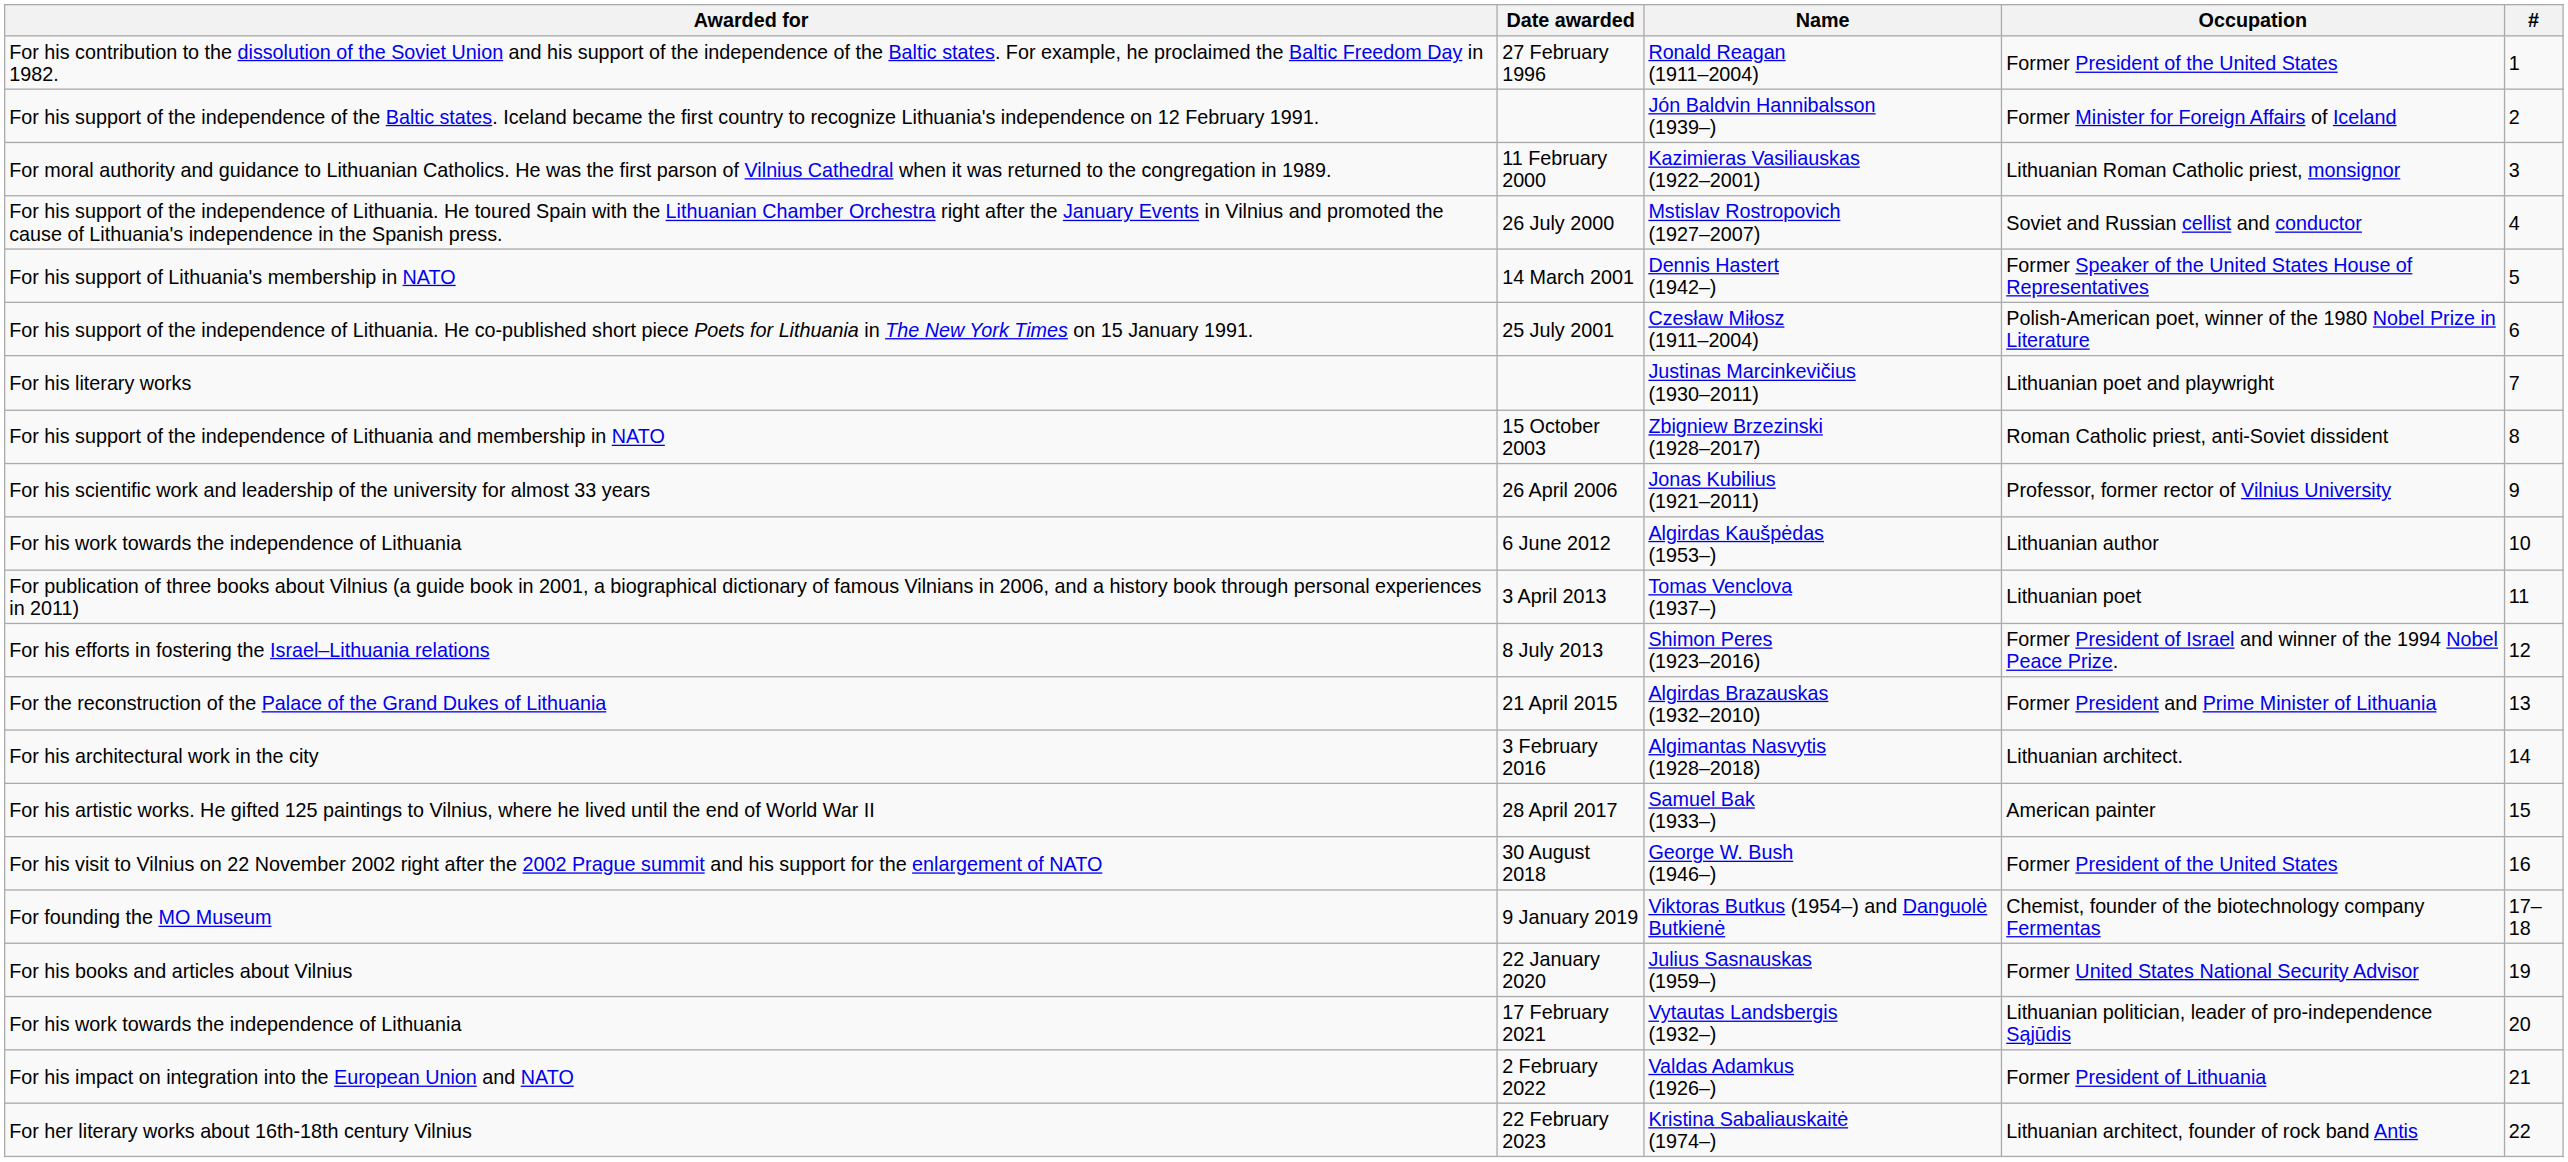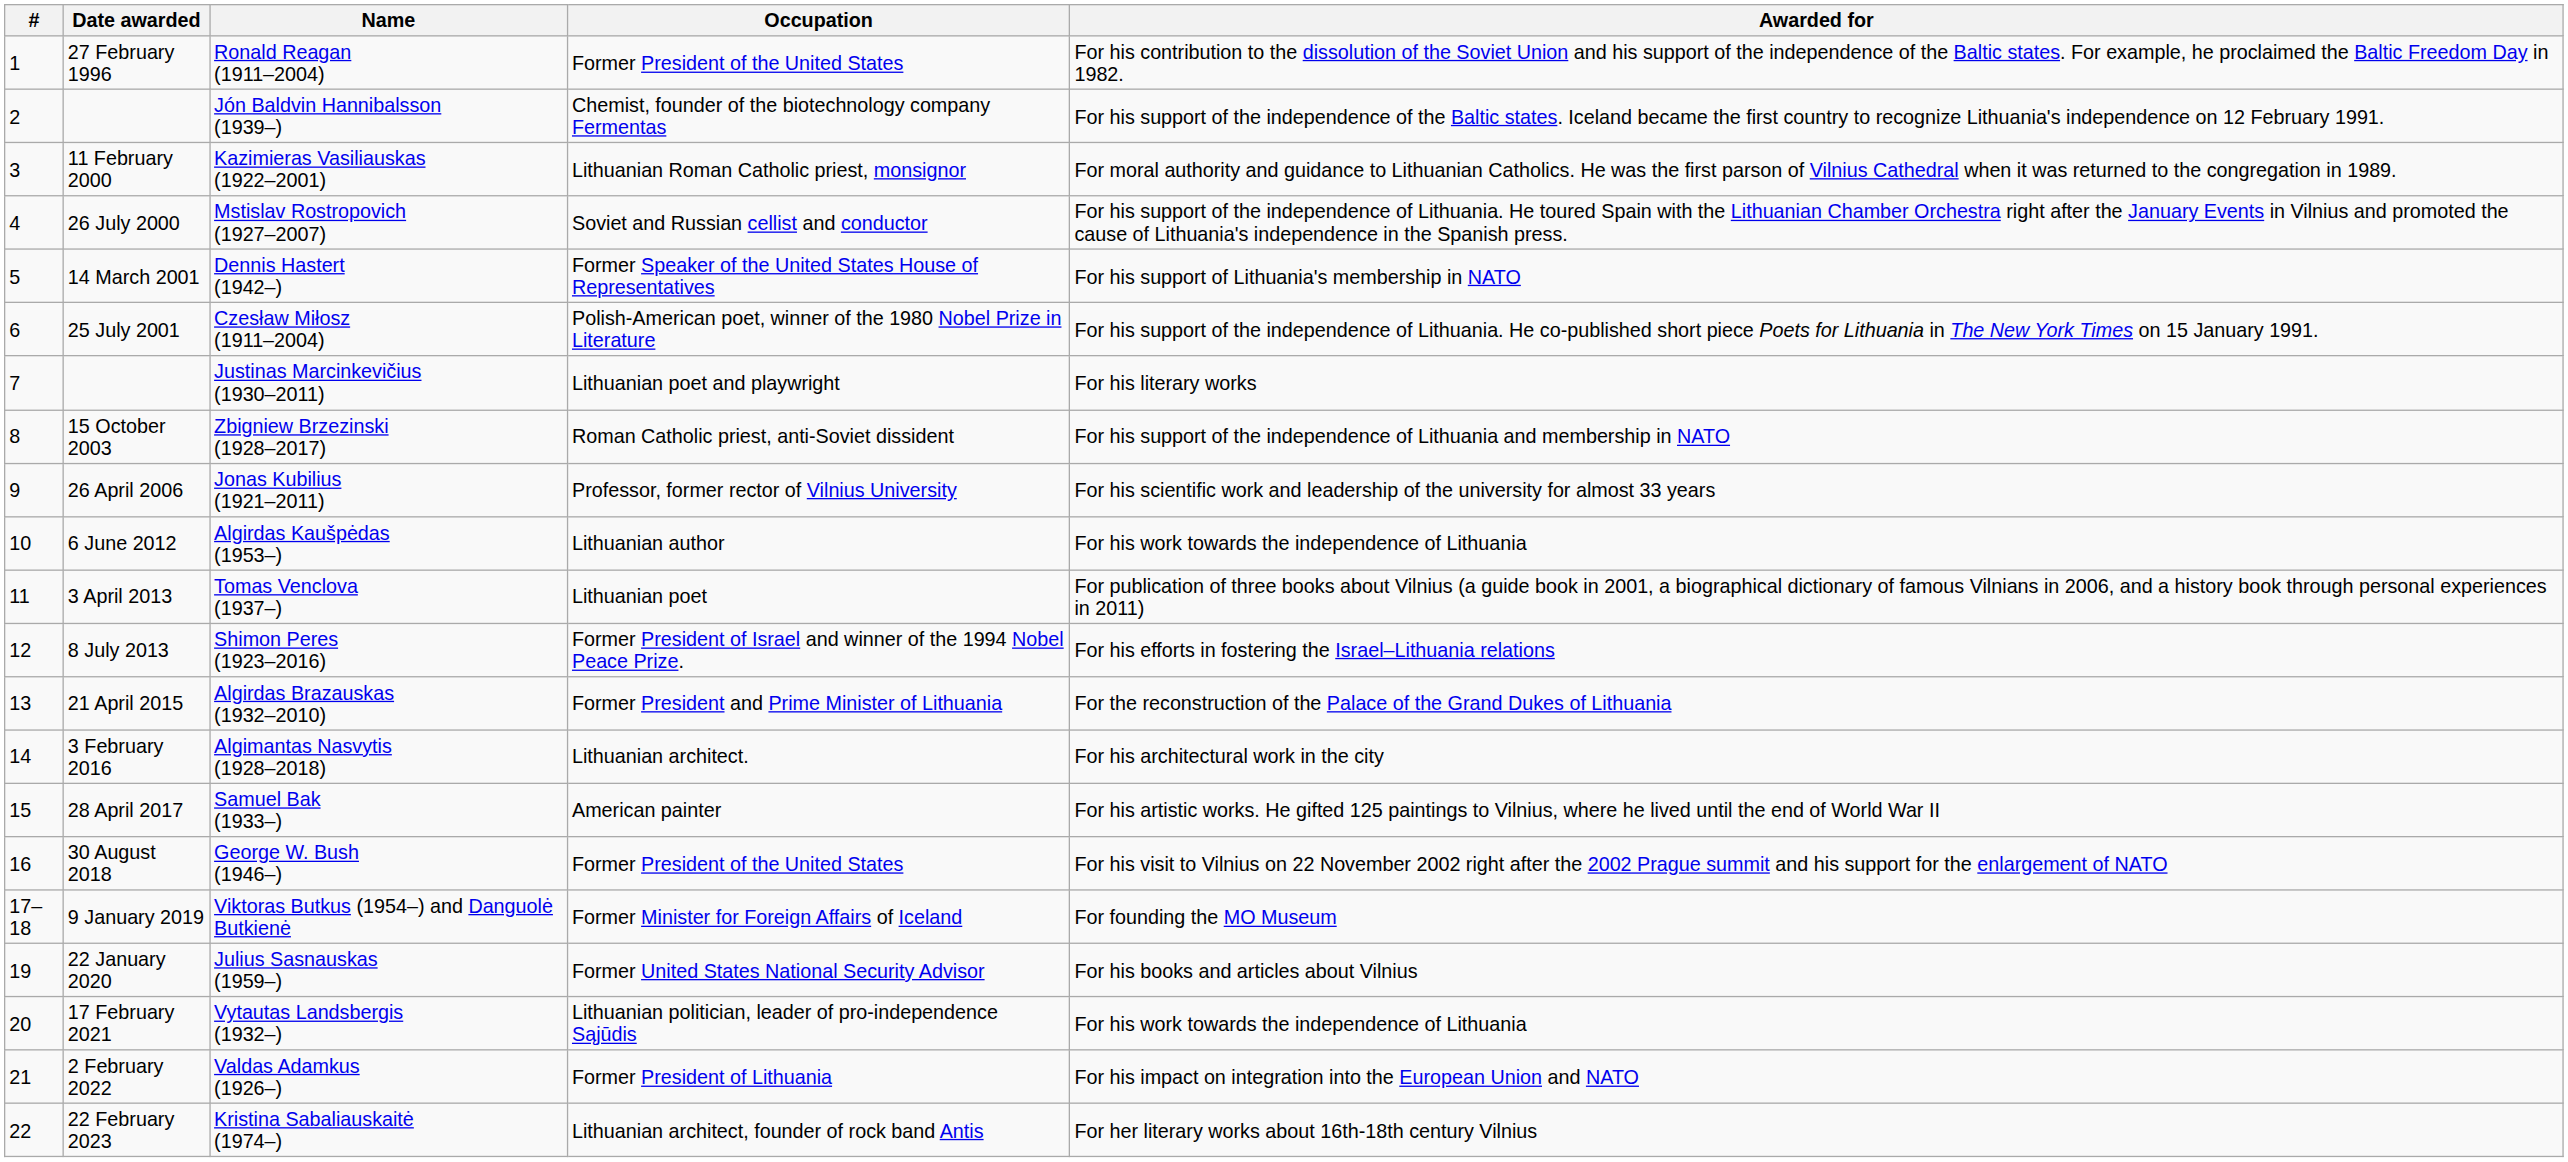columns swapped: (2533, 20) <-> (751, 20)
(2201, 116) Former Minister for Foreign Affairs of Iceland -> (781, 116) Chemist, founder of the biotechnology company Fermentas
(2215, 917) Chemist, founder of the biotechnology company Fermentas -> (767, 917) Former Minister for Foreign Affairs of Iceland
